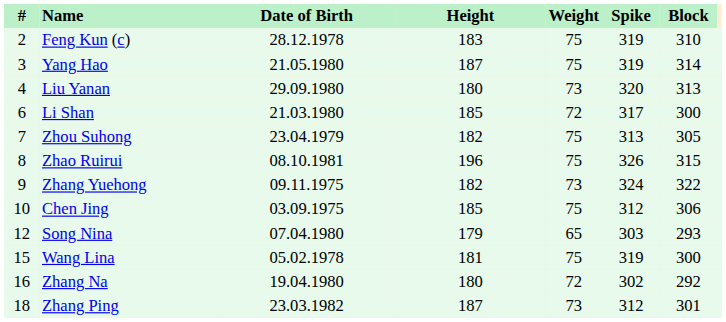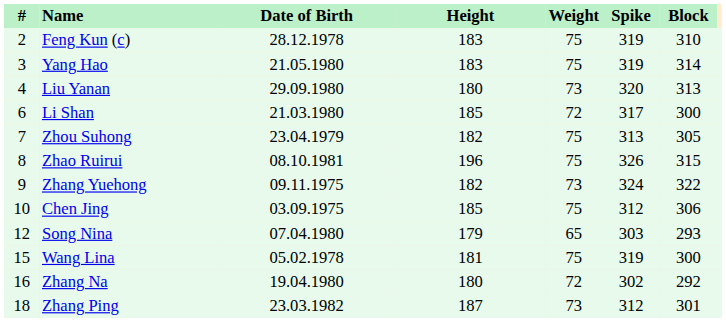(470, 64) 187 -> (470, 64) 183
